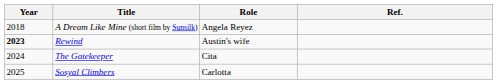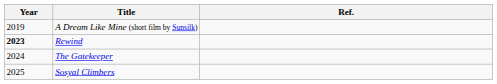- column: (248, 12)
(16, 27) 2018 -> (16, 27) 2019
